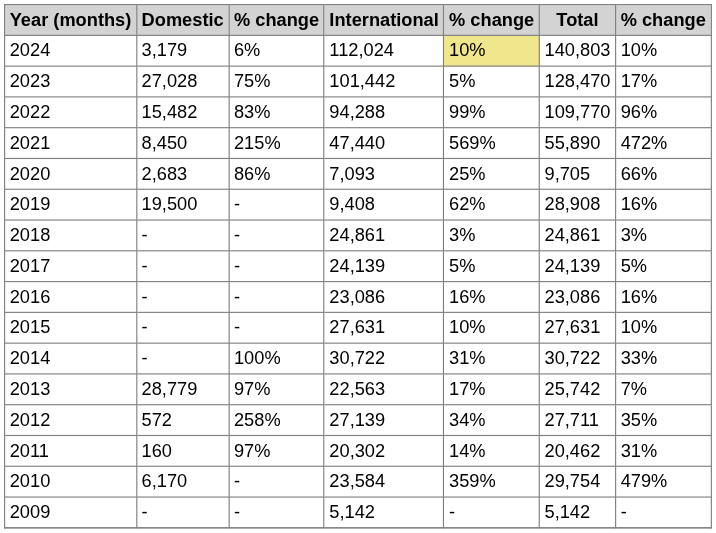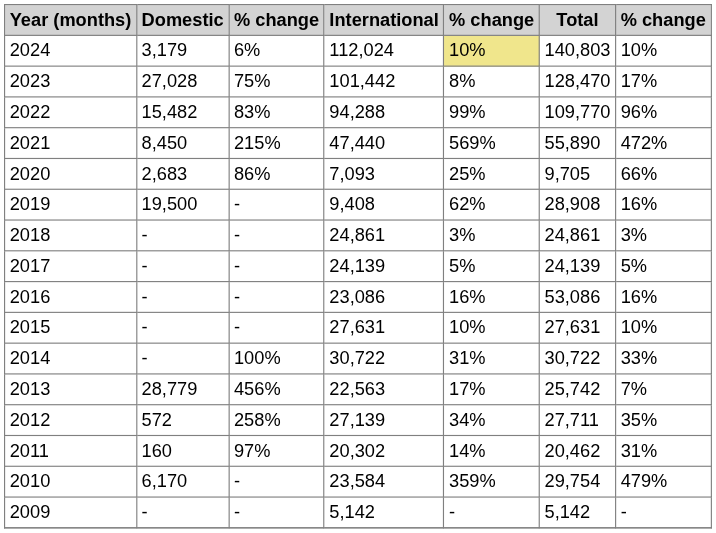(462, 81) 5% -> (462, 81) 8%
(572, 296) 23,086 -> (572, 296) 53,086
(252, 389) 97% -> (257, 389) 456%
